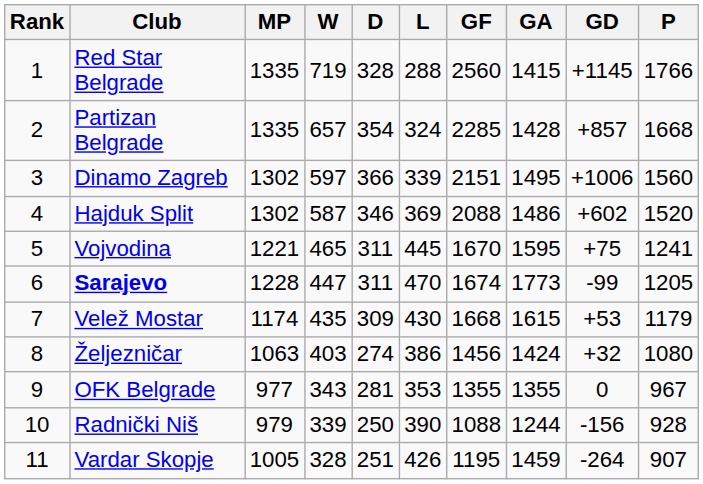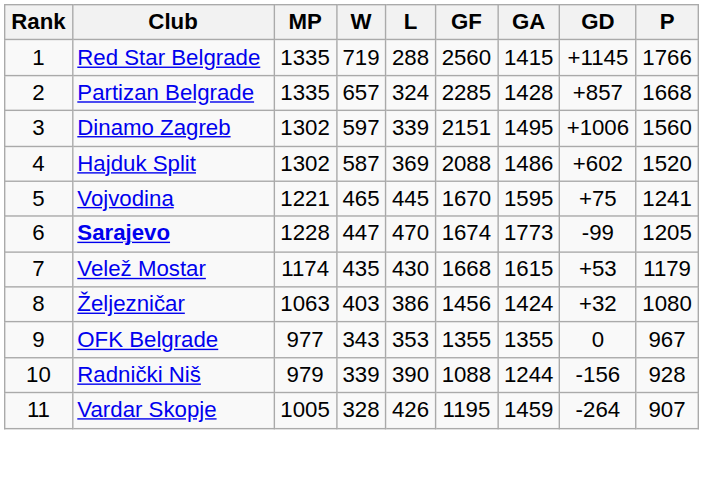- column: (375, 22)
